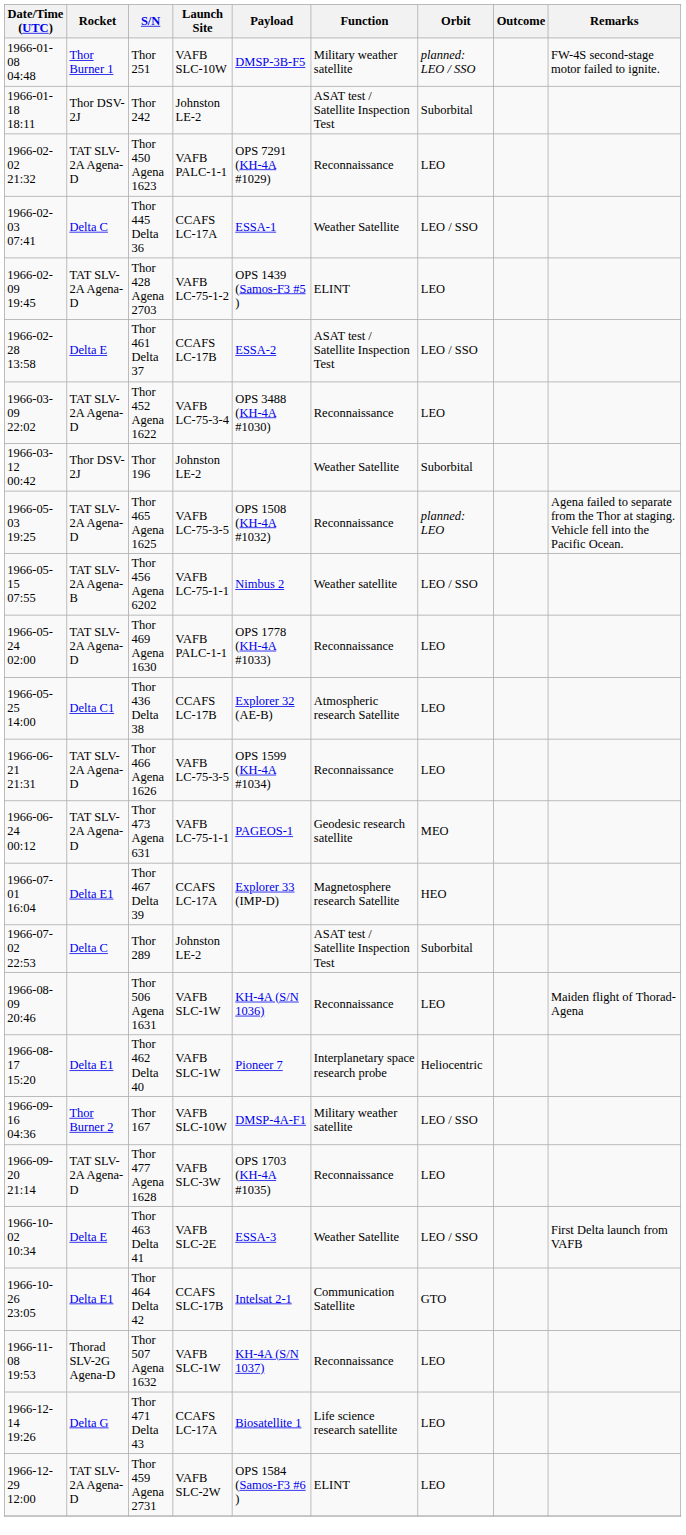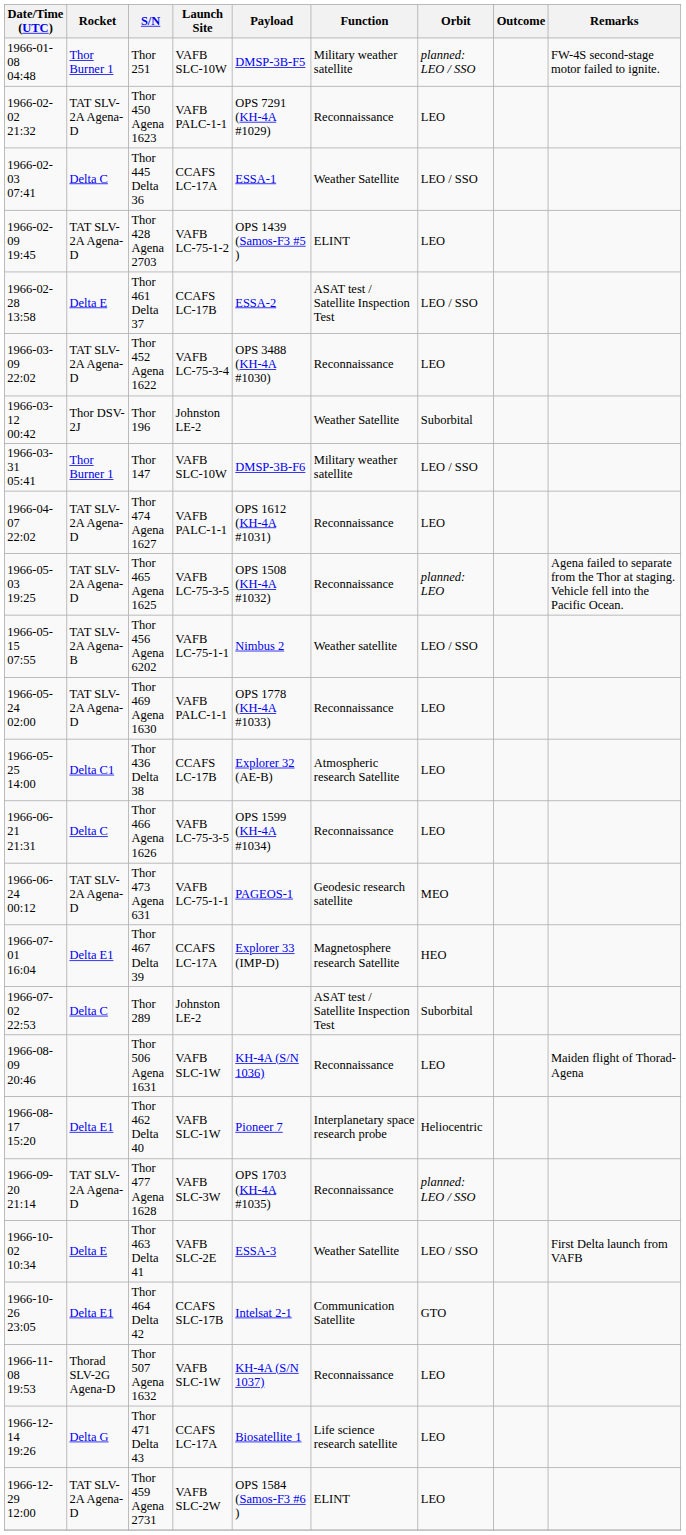- row: (144, 110)
+ row: (144, 467)
+ row: (148, 522)
(96, 770) TAT SLV-2A Agena-D -> (89, 832) Delta C
- row: (144, 1120)
(433, 1175) LEO -> (448, 1189) planned: LEO / SSO
